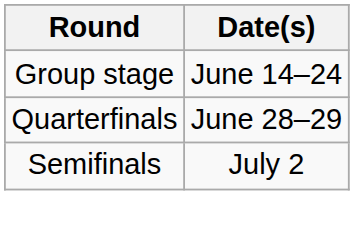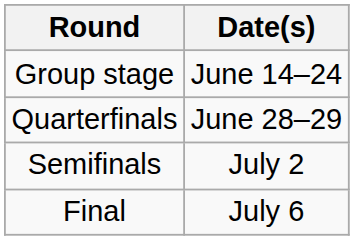+ row: (94, 211)
